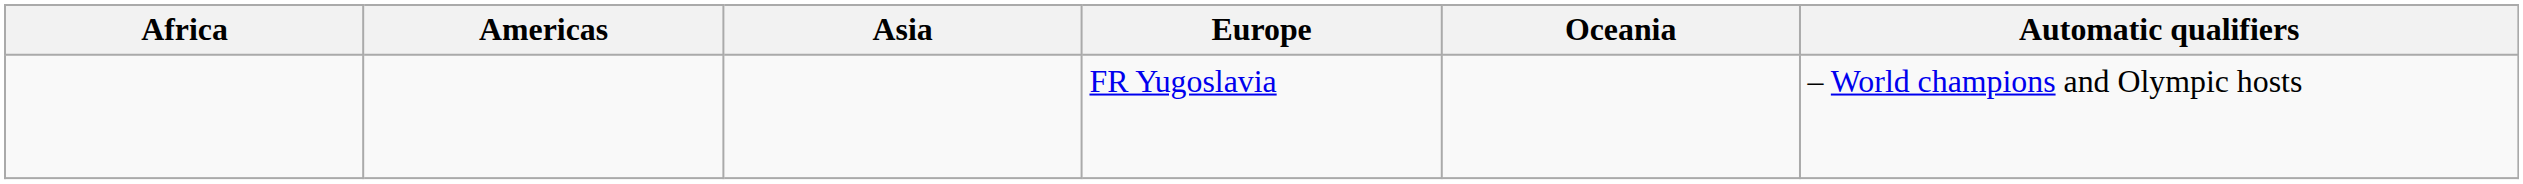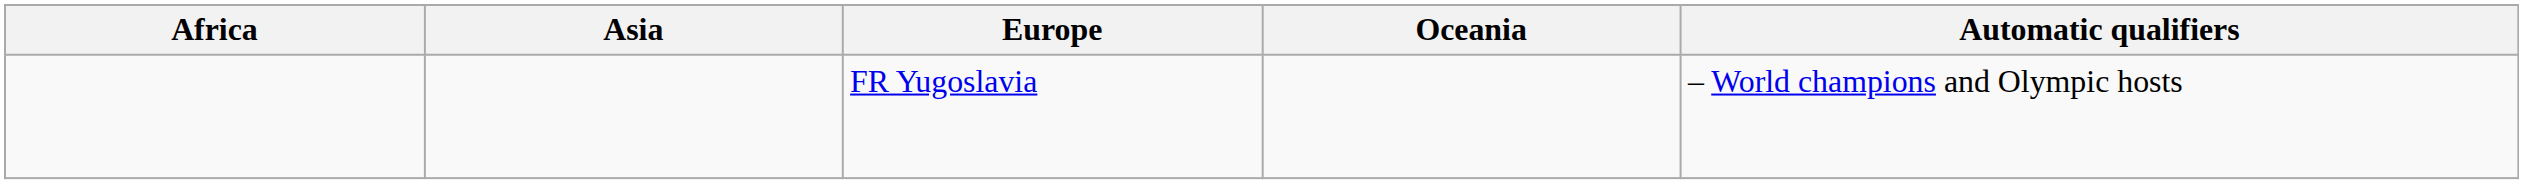- column: (544, 29)
